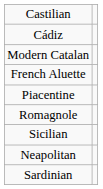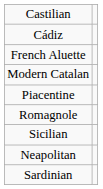rows swapped: (48, 54) <-> (48, 74)
